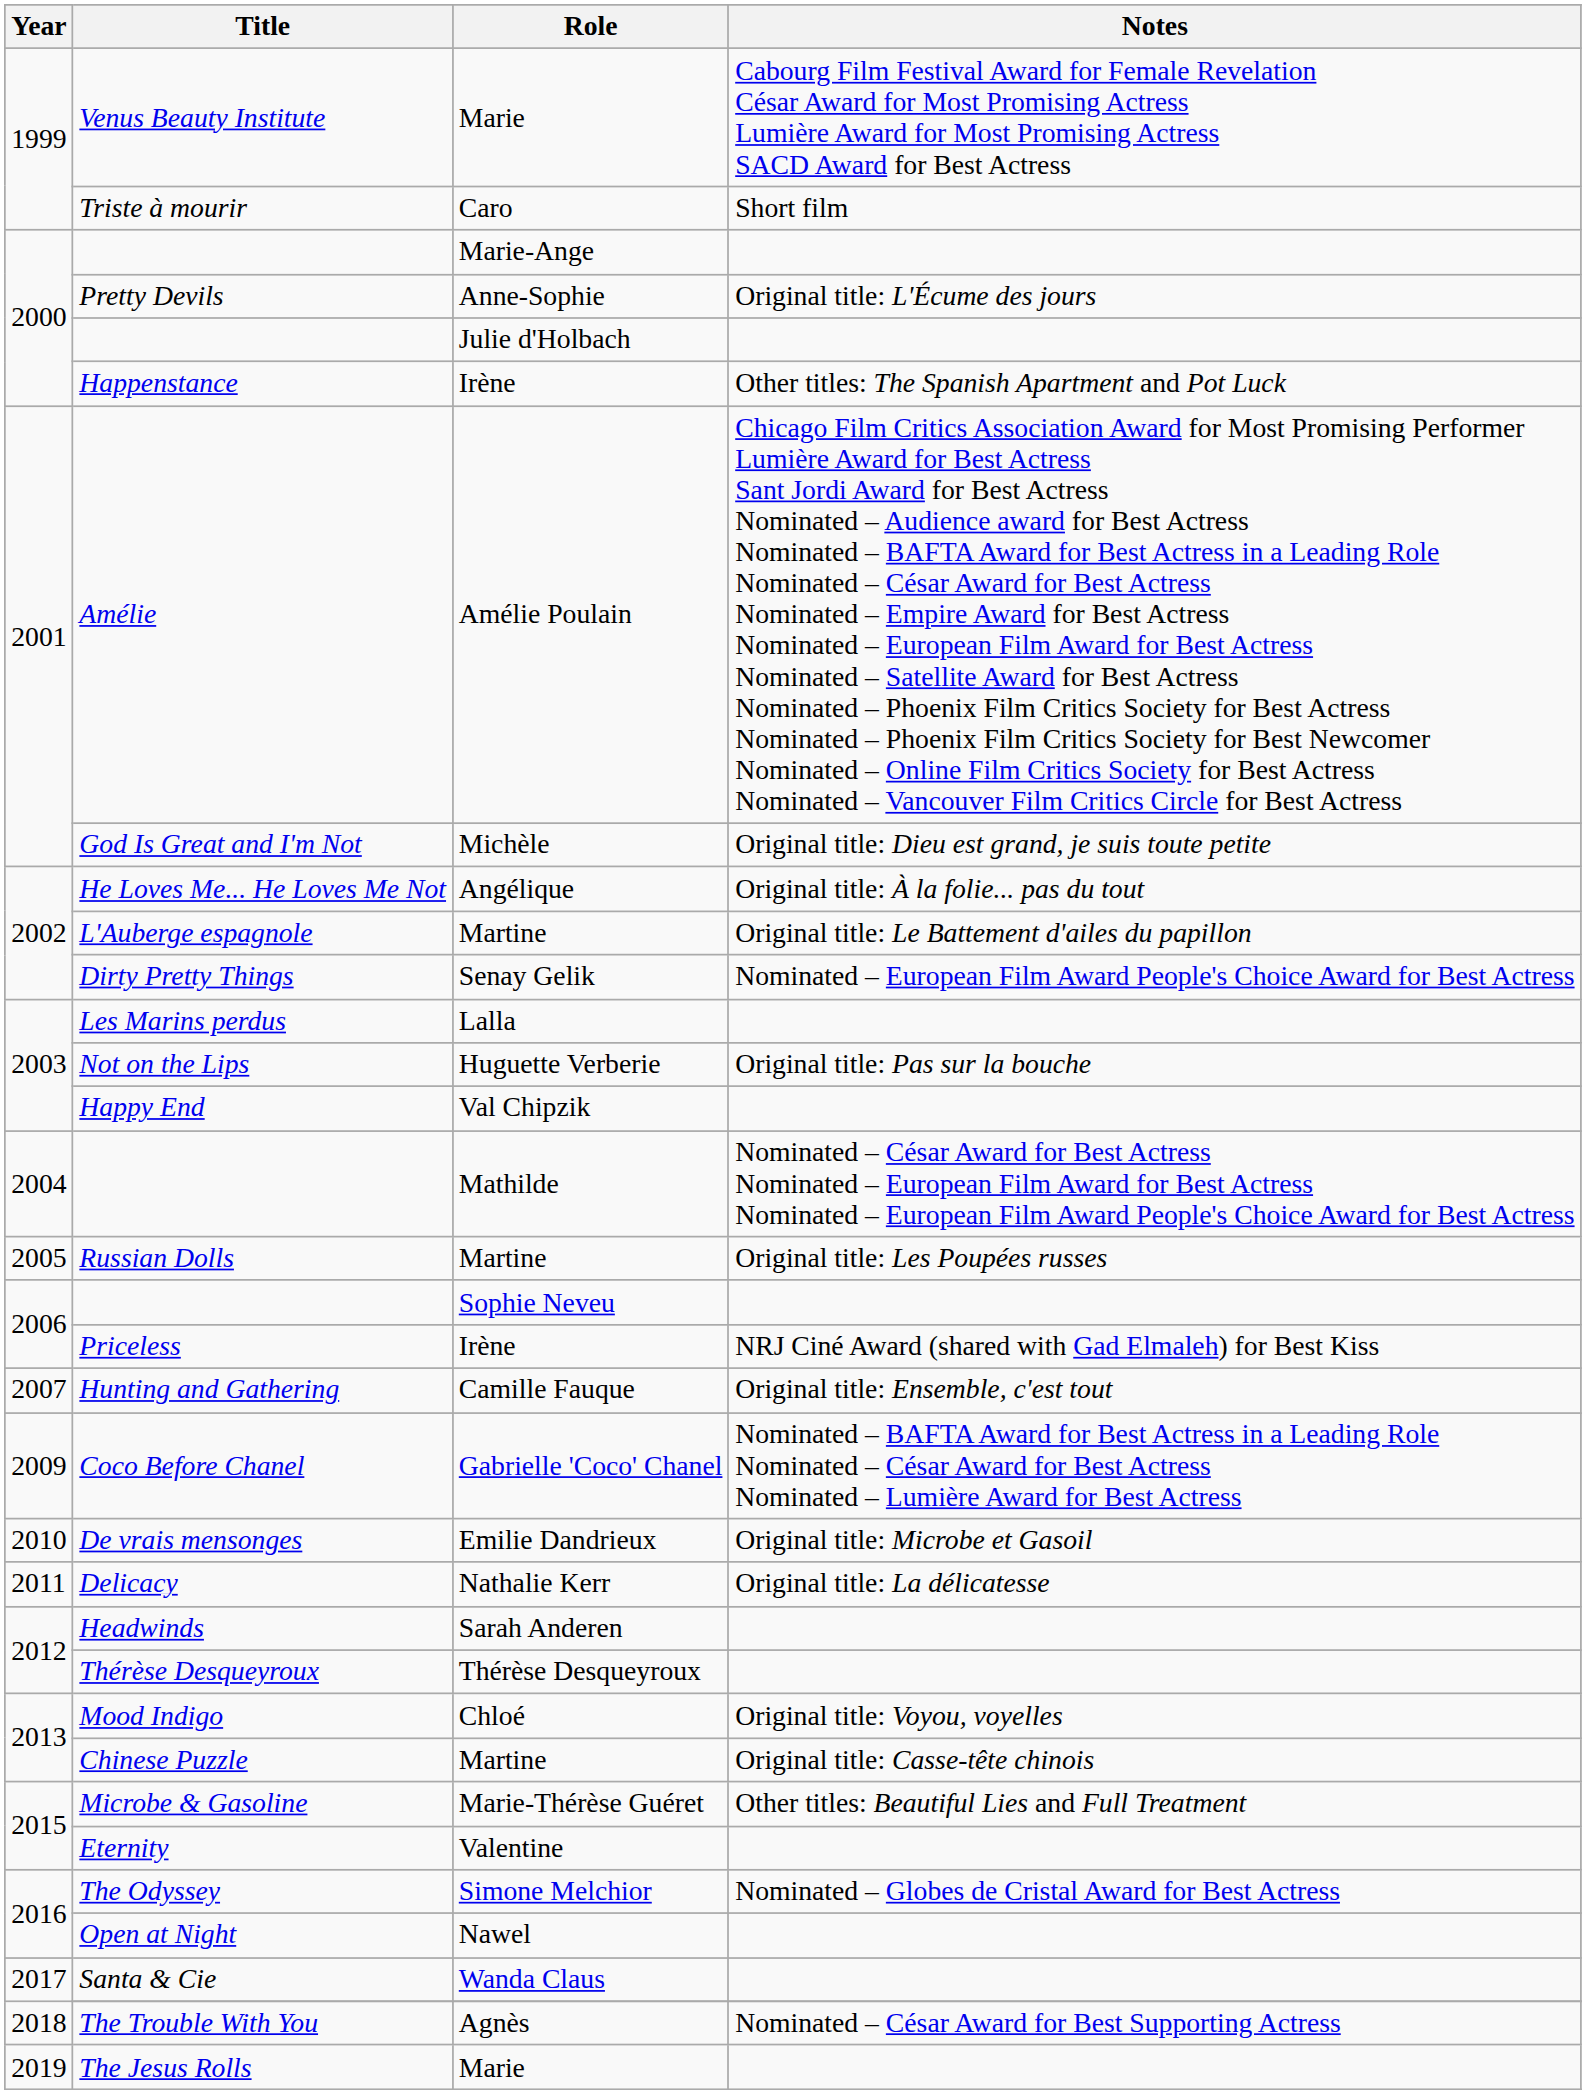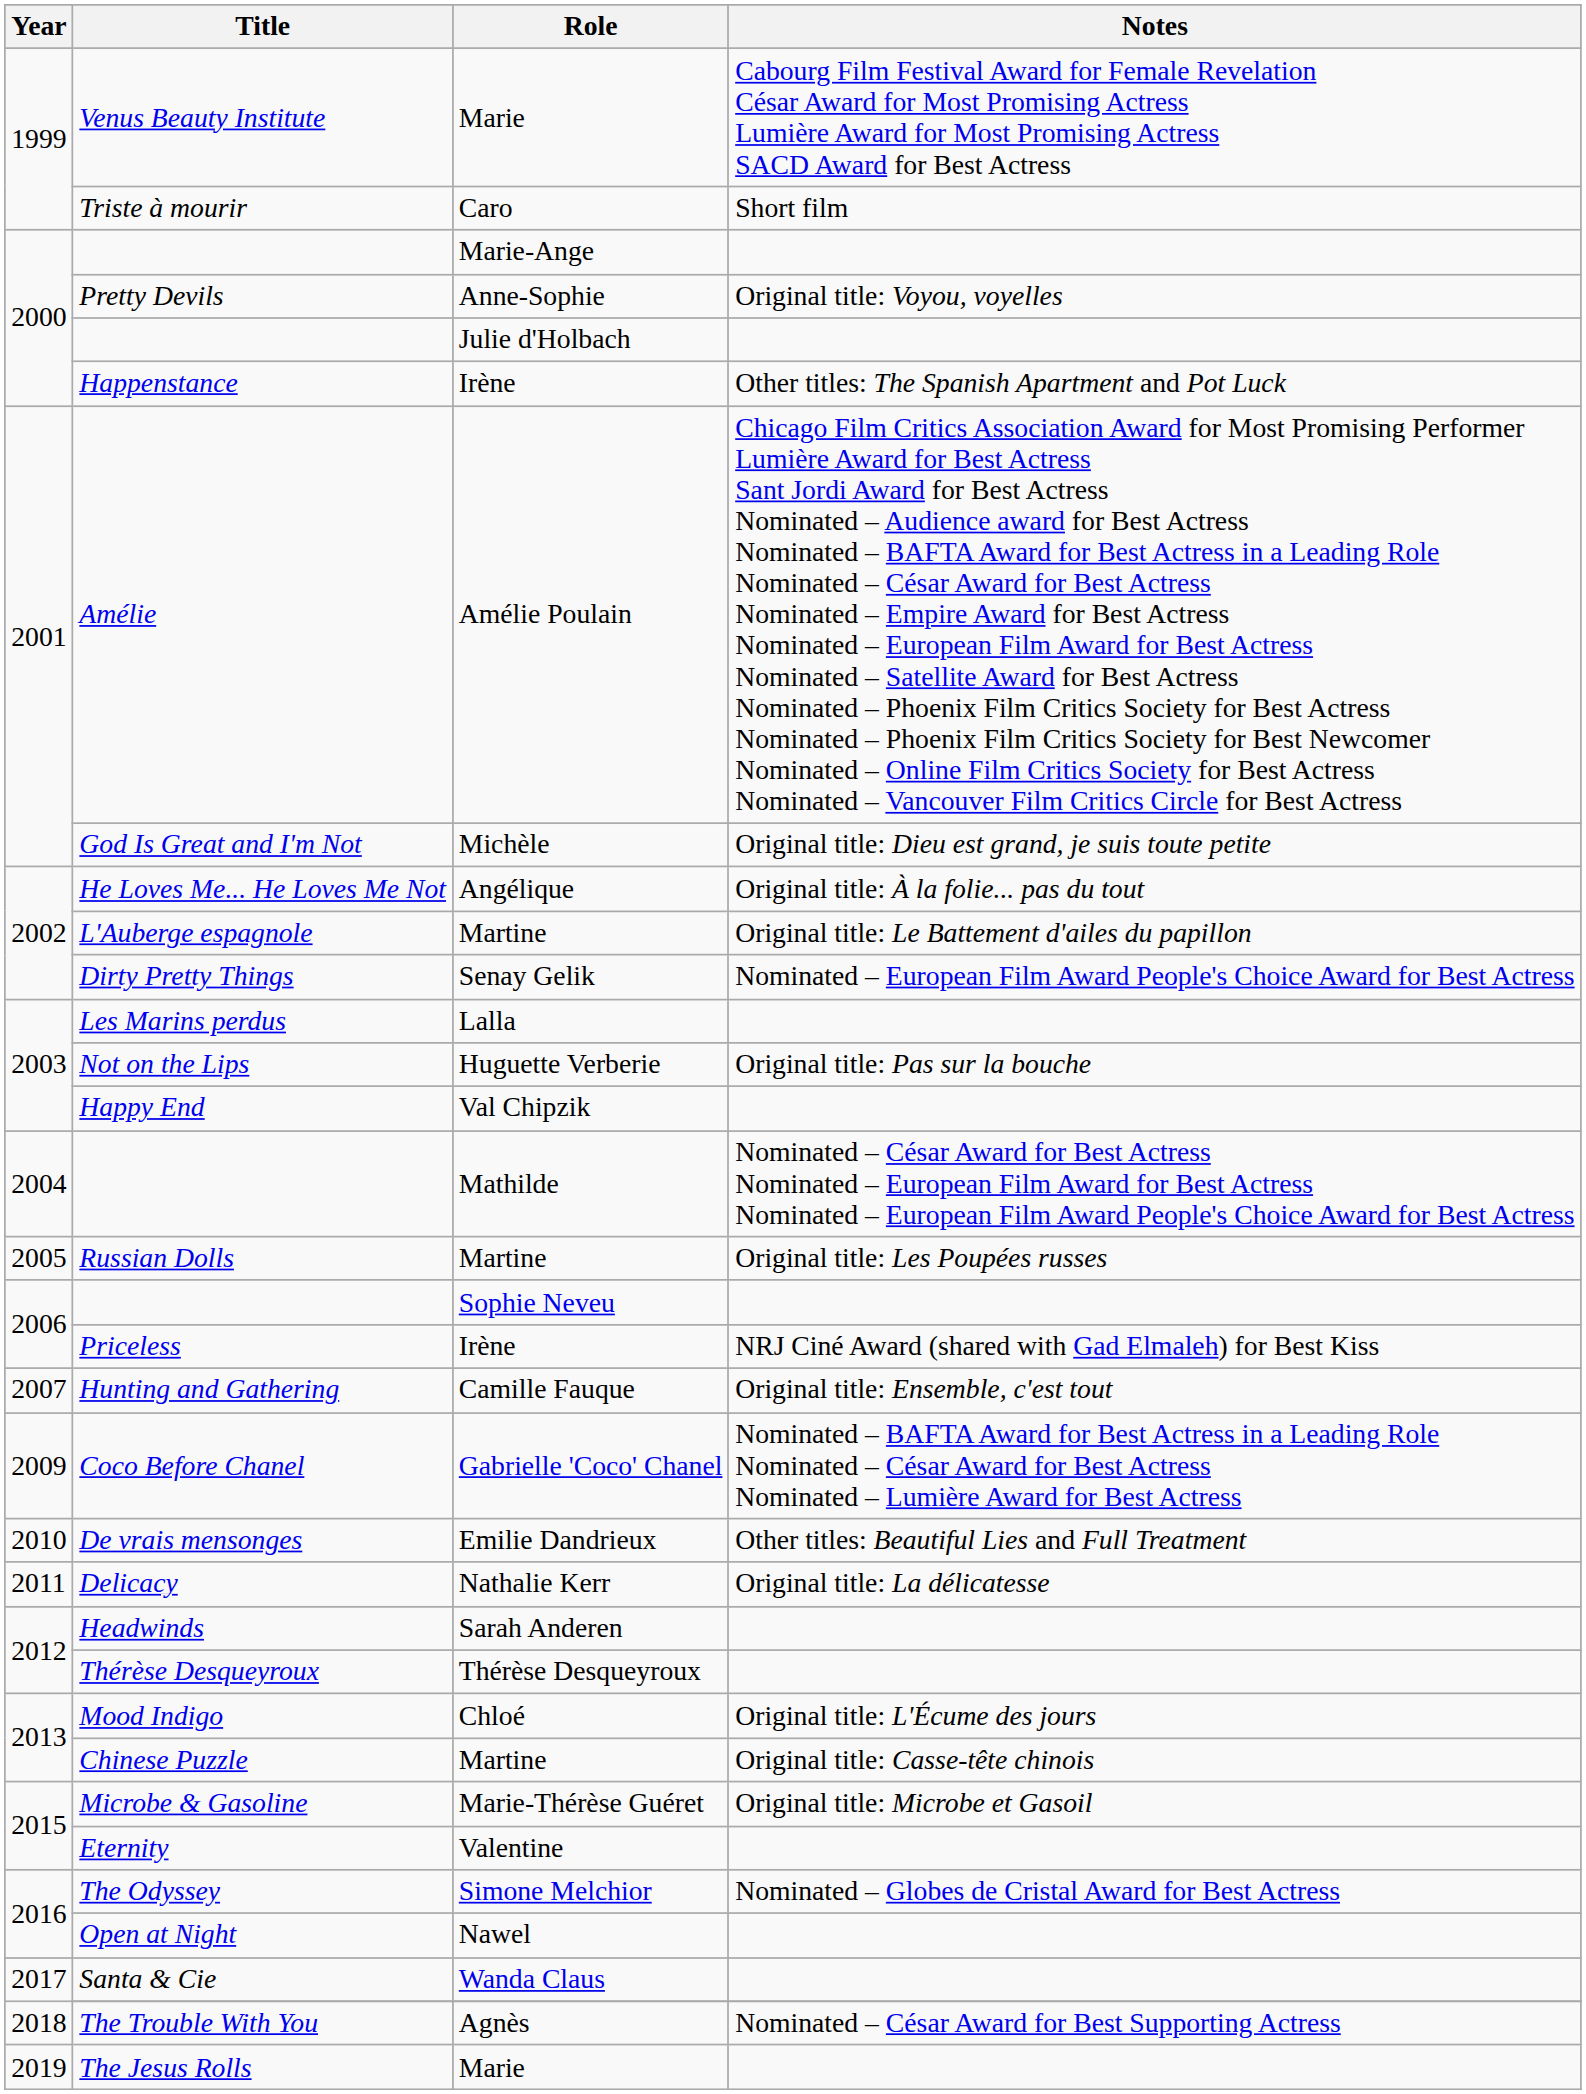(916, 295) Original title: L'Écume des jours -> (899, 295) Original title: Voyou, voyelles
(914, 1539) Original title: Microbe et Gasoil -> (991, 1539) Other titles: Beautiful Lies and Full Treatment
(899, 1715) Original title: Voyou, voyelles -> (916, 1715) Original title: L'Écume des jours
(991, 1803) Other titles: Beautiful Lies and Full Treatment -> (914, 1803) Original title: Microbe et Gasoil
